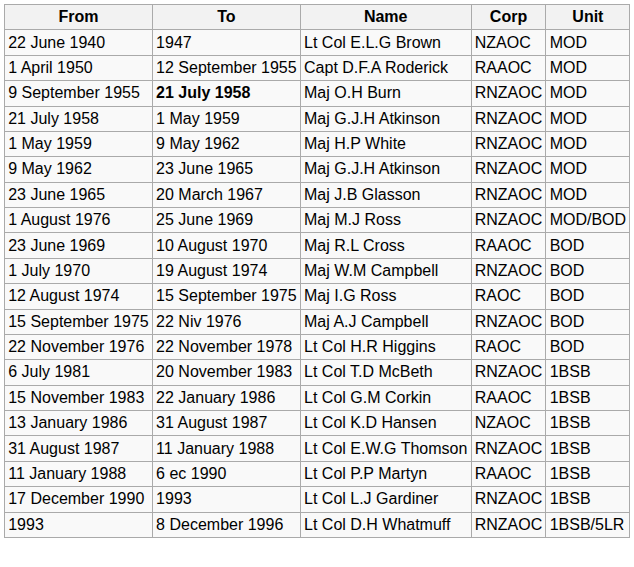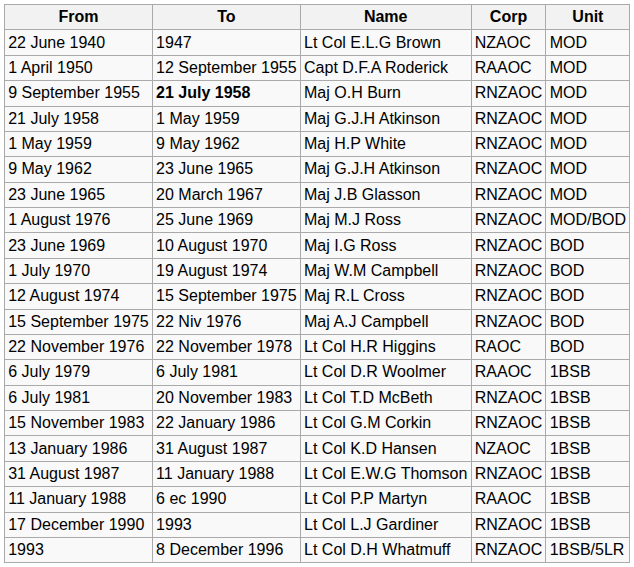(354, 245) Maj R.L Cross -> (350, 245) Maj I.G Ross
(503, 245) RAAOC -> (509, 245) RNZAOC
(350, 296) Maj I.G Ross -> (354, 296) Maj R.L Cross
(498, 296) RAOC -> (509, 296) RNZAOC
+ row: (49, 372)
(503, 397) RAAOC -> (509, 423) RNZAOC
